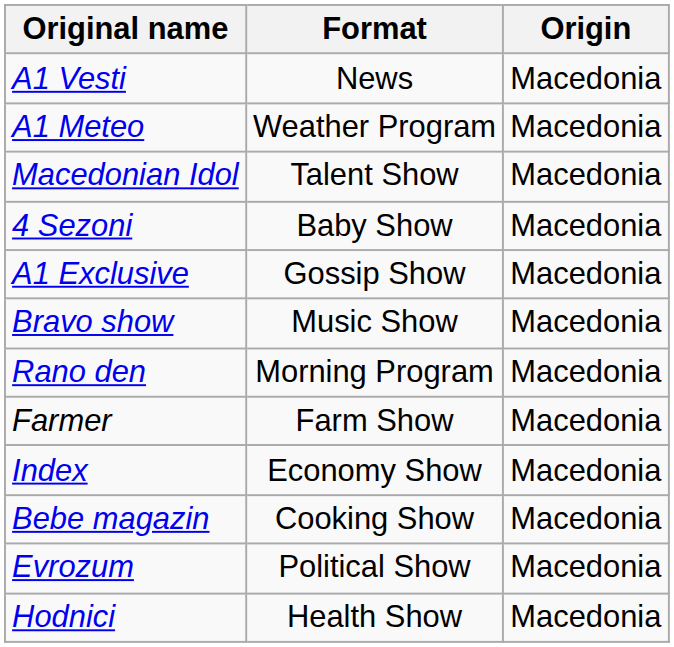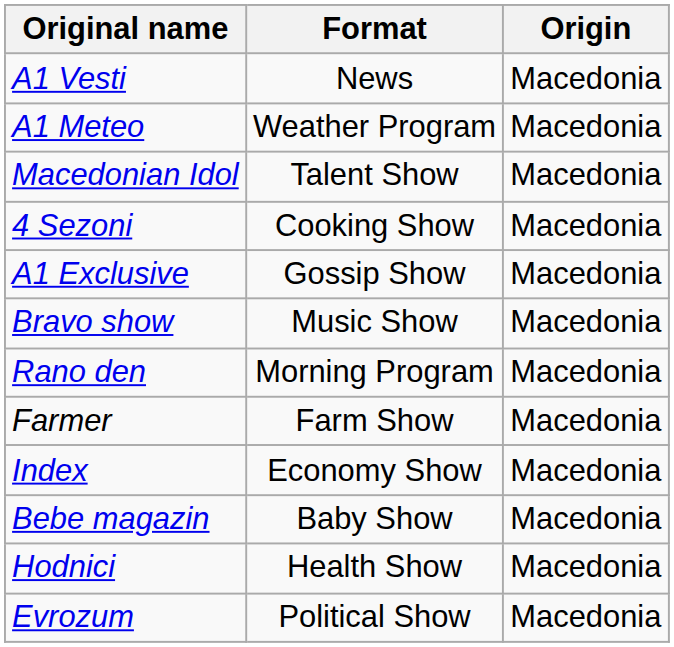(374, 224) Baby Show -> (375, 224) Cooking Show
(375, 518) Cooking Show -> (374, 518) Baby Show
rows swapped: (73, 567) <-> (64, 616)
